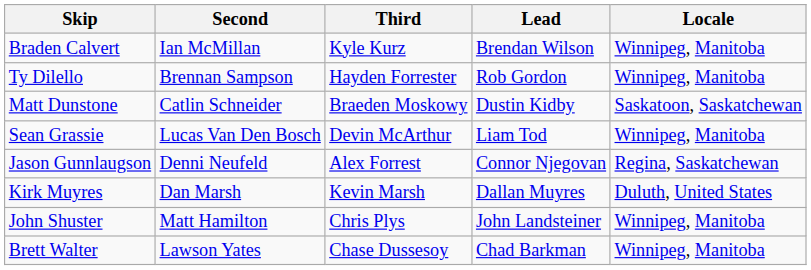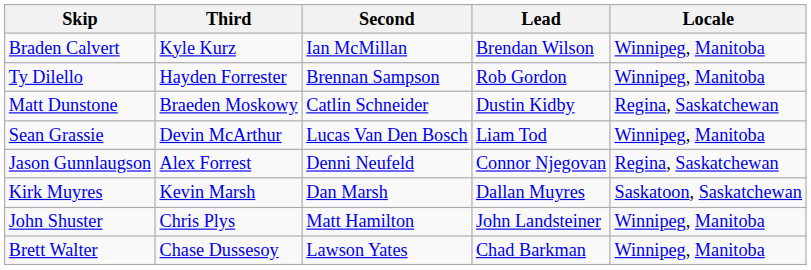columns swapped: (398, 18) <-> (240, 18)
(708, 105) Saskatoon, Saskatchewan -> (697, 105) Regina, Saskatchewan
(693, 192) Duluth, United States -> (708, 192) Saskatoon, Saskatchewan
